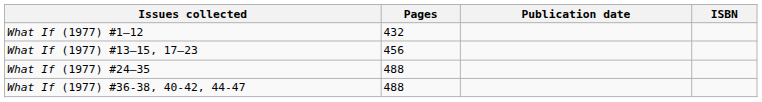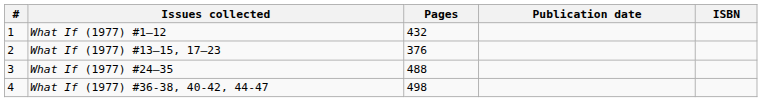+ column: (16, 14)
(394, 51) 456 -> (417, 51) 376
(394, 87) 488 -> (417, 87) 498
